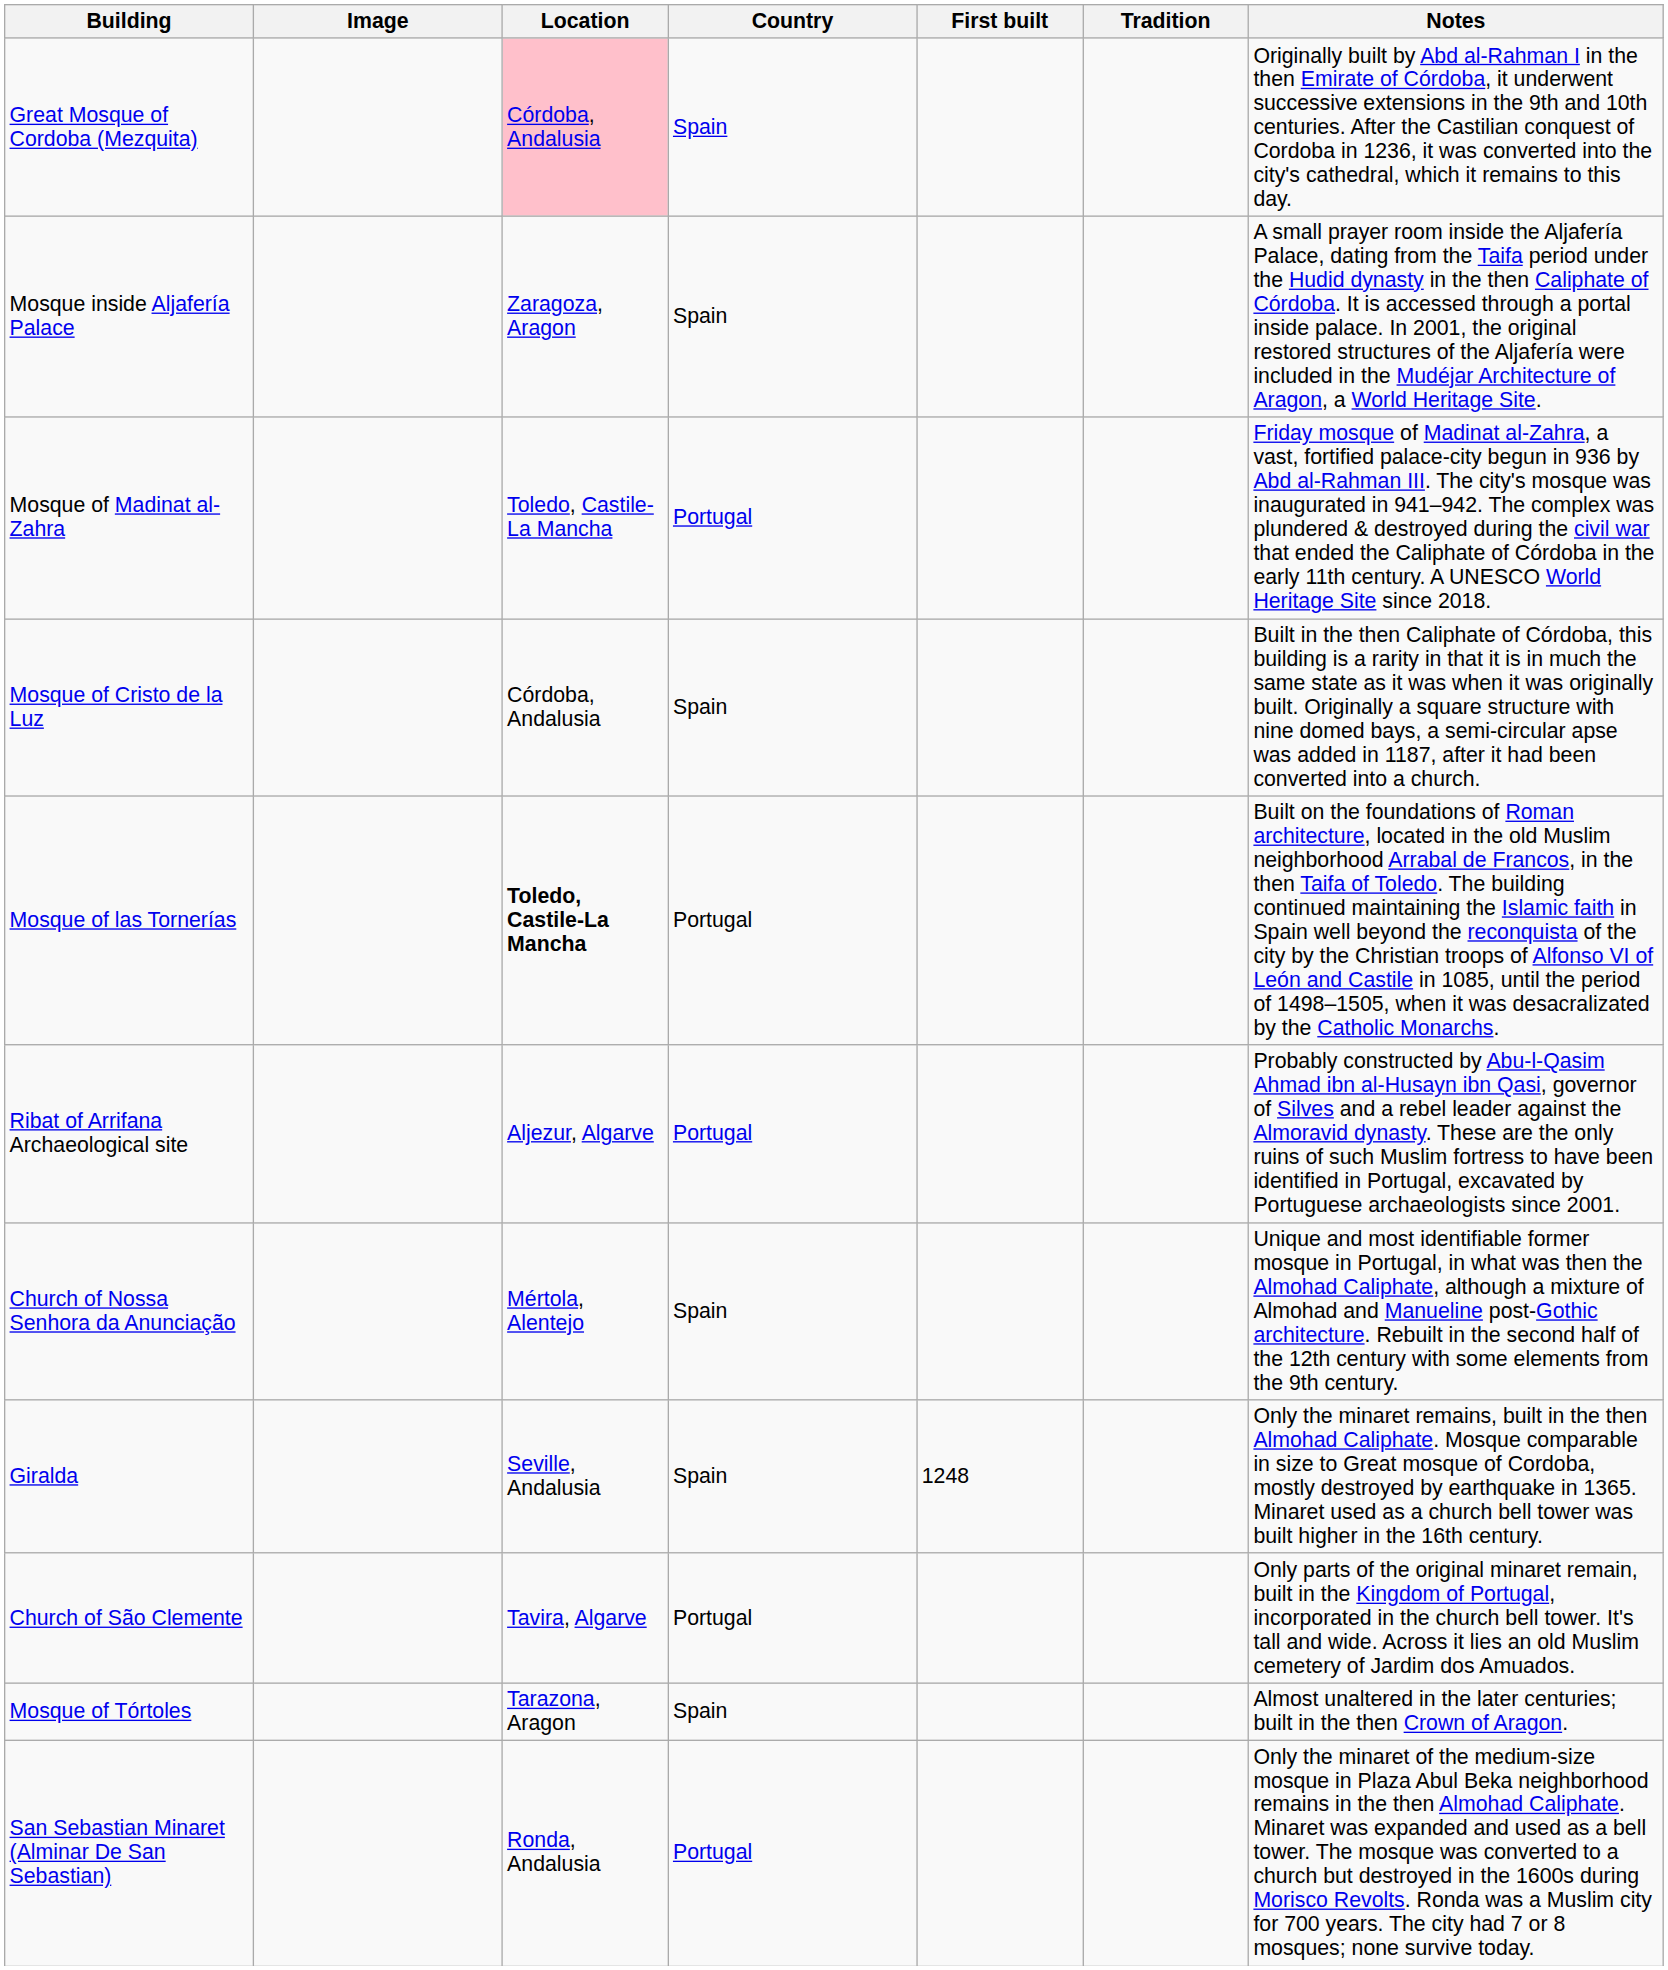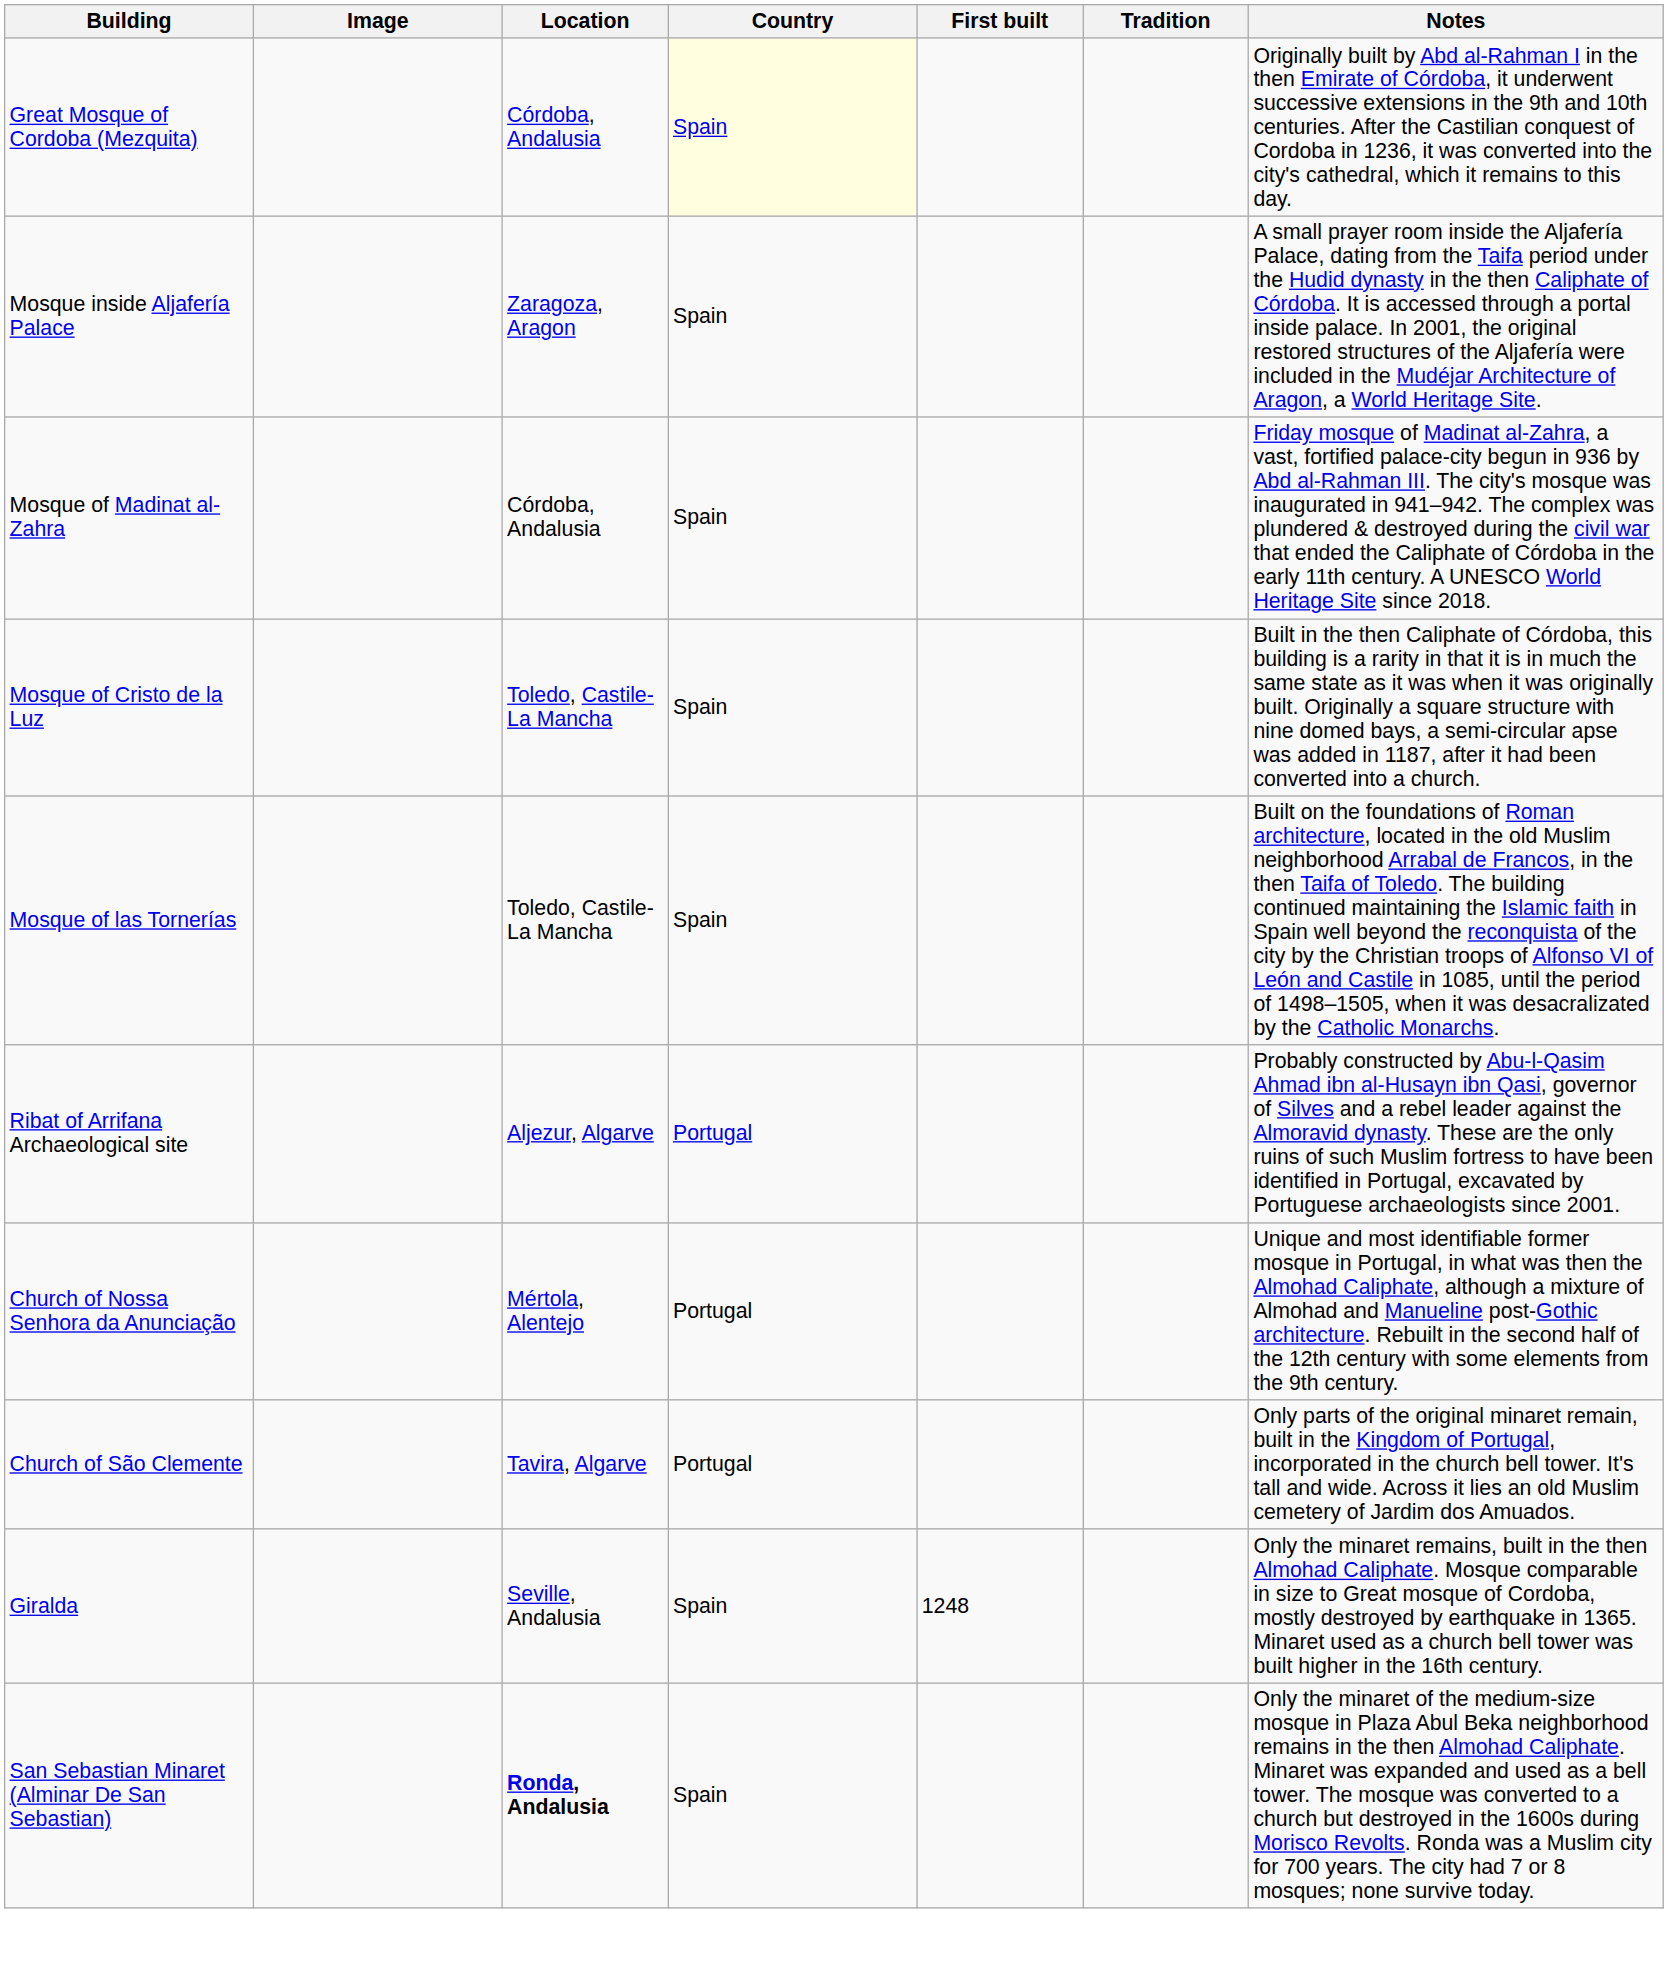(554, 126) pink background -> (554, 126) no background
(700, 126) no background -> (700, 126) lightyellow background
(580, 517) Toledo, Castile-La Mancha -> (554, 517) Córdoba, Andalusia
(713, 517) Portugal -> (700, 517) Spain
(554, 706) Córdoba, Andalusia -> (580, 706) Toledo, Castile-La Mancha
(558, 920) bold -> (580, 920) normal
(713, 920) Portugal -> (700, 920) Spain
(700, 1310) Spain -> (713, 1310) Portugal
rows swapped: (44, 1476) <-> (126, 1617)
- row: (100, 1711)
(554, 1852) normal -> (558, 1795) bold
(713, 1852) Portugal -> (700, 1795) Spain
